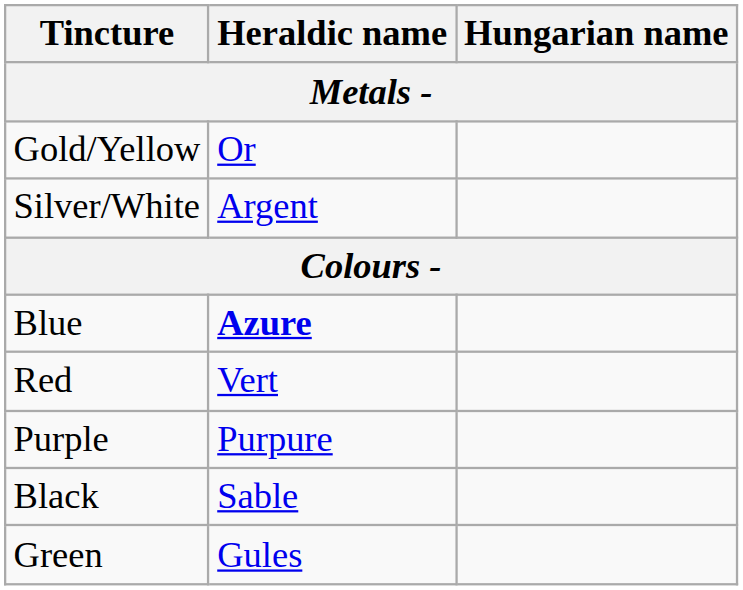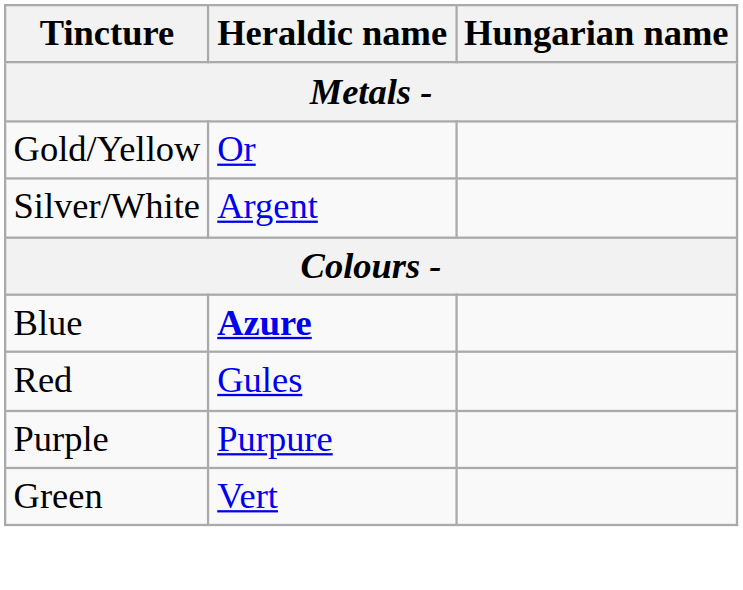(248, 380) Vert -> (260, 380) Gules
- row: (56, 496)
(260, 554) Gules -> (248, 496) Vert
